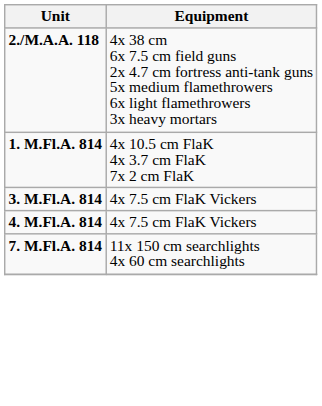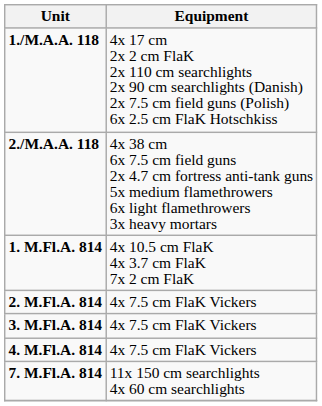+ row: (54, 40)
+ row: (55, 302)
